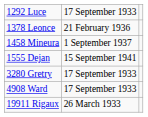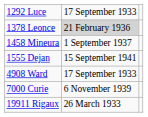(97, 28) no background -> (97, 28) lightgrey background
- row: (29, 74)
+ row: (27, 89)
